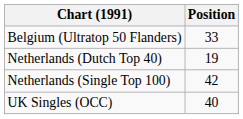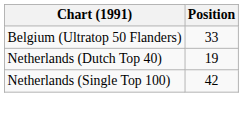- row: (60, 102)
